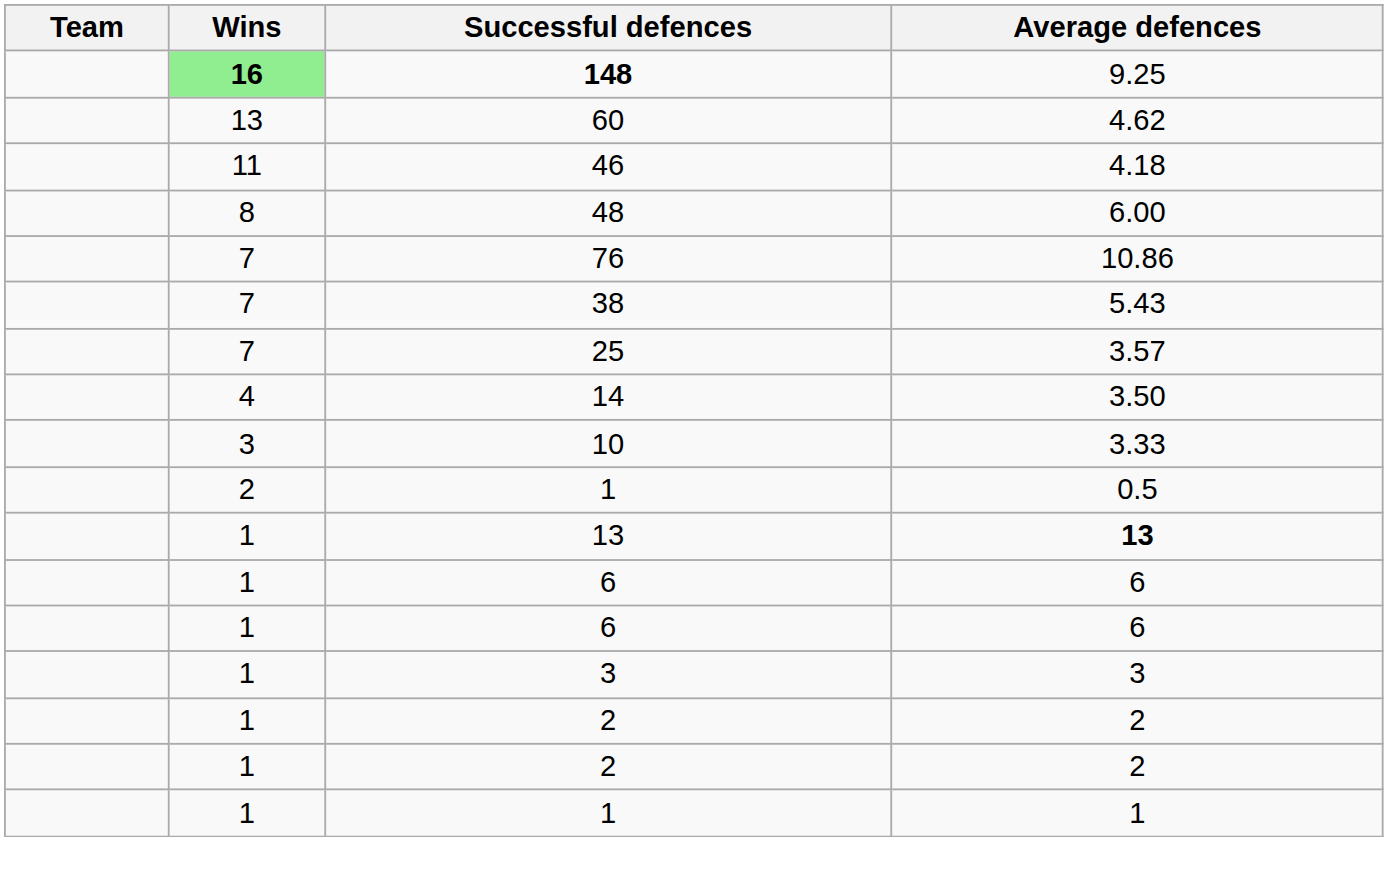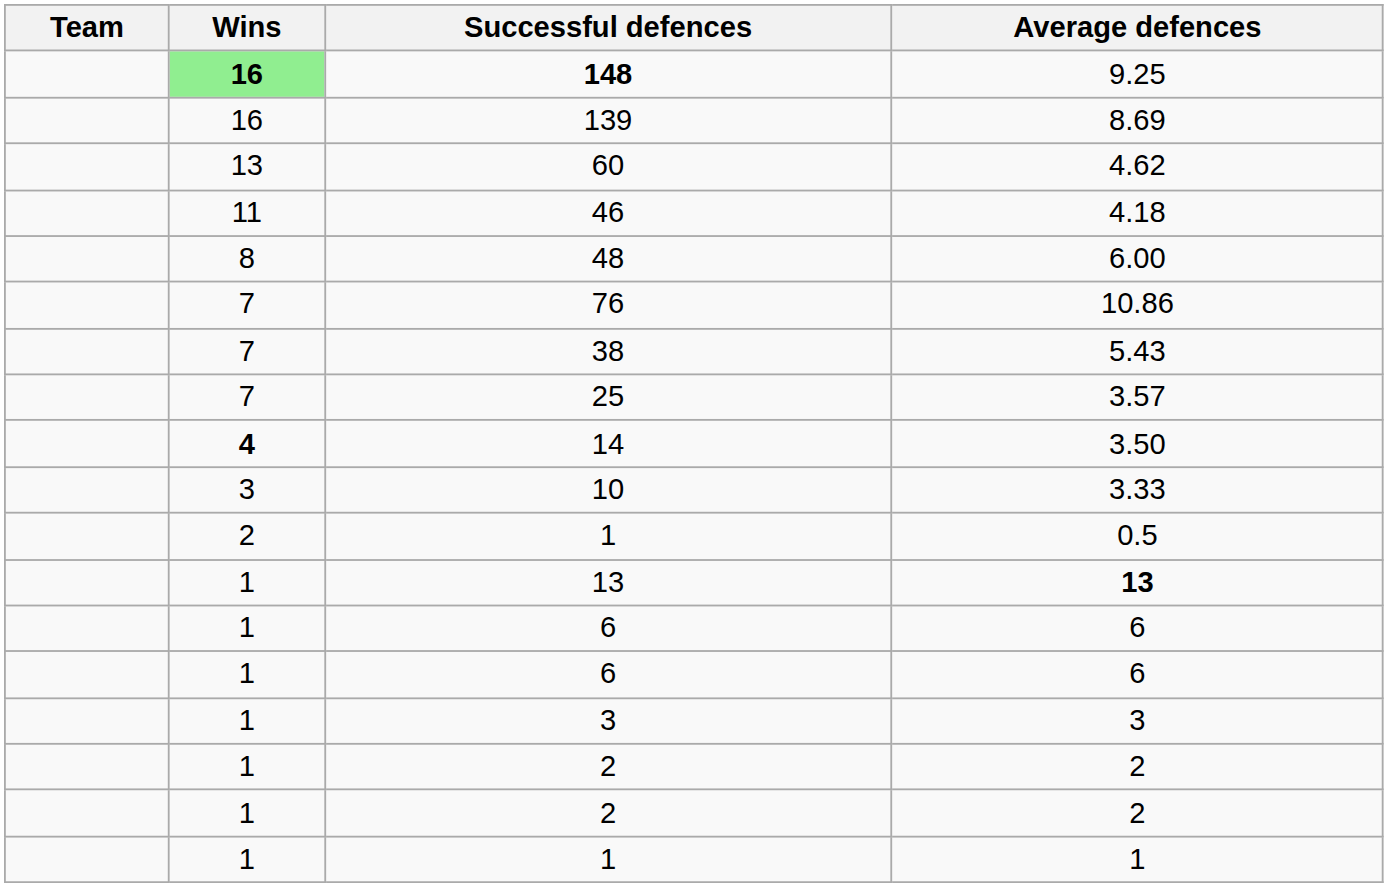+ row: (608, 119)
(247, 397) normal -> (247, 443) bold
